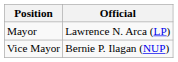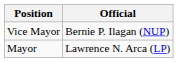rows swapped: (22, 31) <-> (33, 48)
